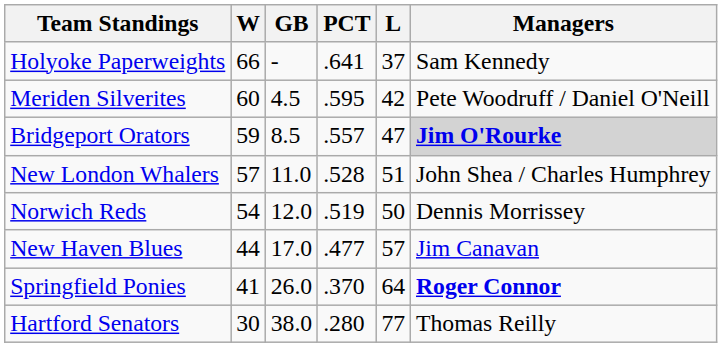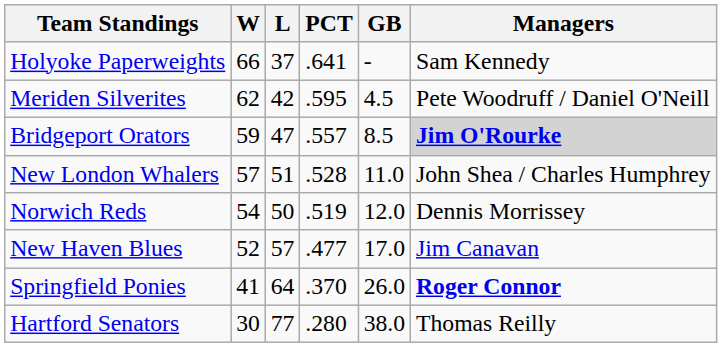columns swapped: (393, 23) <-> (291, 23)
(248, 98) 60 -> (248, 98) 62
(248, 248) 44 -> (248, 248) 52
